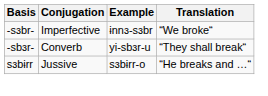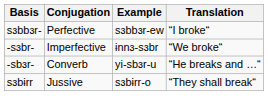+ row: (24, 30)
(203, 47) “They shall break“ -> (215, 64) “He breaks and …“
(205, 64) “He breaks and …“ -> (212, 82) “They shall break“
